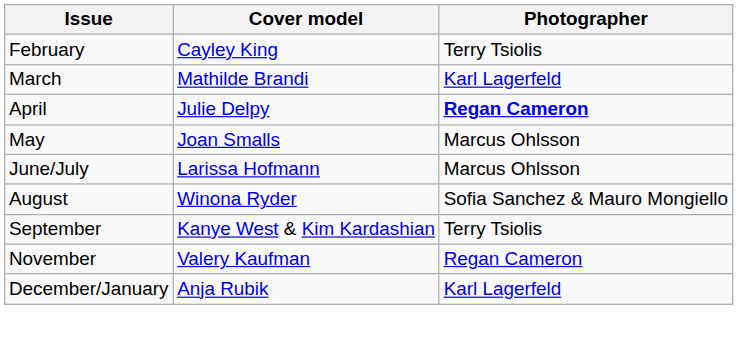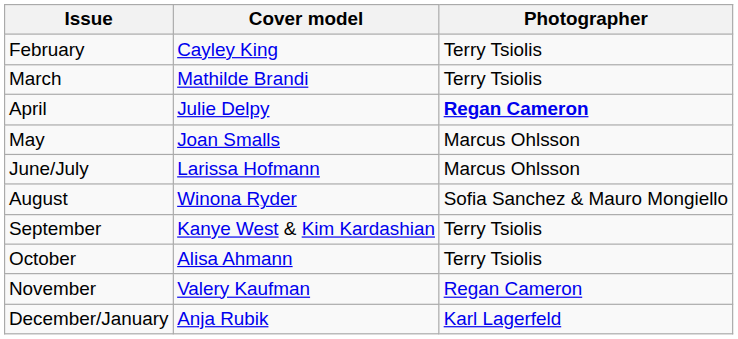(502, 79) Karl Lagerfeld -> (493, 79) Terry Tsiolis
+ row: (43, 259)
